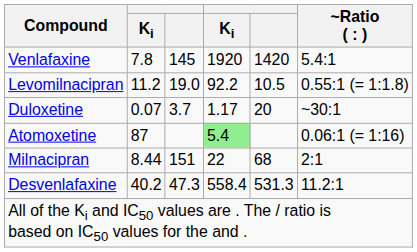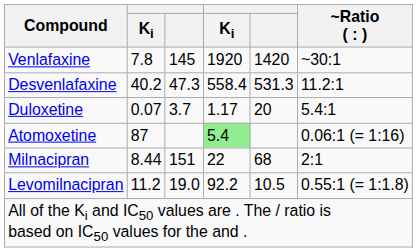(319, 60) 5.4:1 -> (321, 60) ~30:1
rows swapped: (62, 185) <-> (66, 85)
(321, 110) ~30:1 -> (319, 110) 5.4:1
